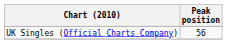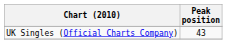(201, 33) 56 -> (201, 33) 43
